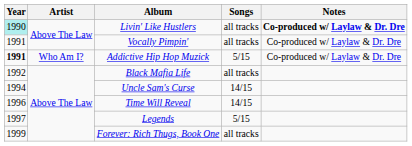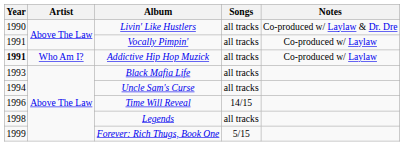(16, 27) paleturquoise background -> (16, 27) no background
(334, 27) bold -> (330, 27) normal
(334, 42) Co-produced w/ Laylaw & Dr. Dre -> (330, 42) Co-produced w/ Laylaw
(241, 57) 5/15 -> (241, 57) all tracks
(334, 57) Co-produced w/ Laylaw & Dr. Dre -> (330, 57) Co-produced w/ Laylaw
(16, 73) 1992 -> (16, 73) 1993
(241, 88) 14/15 -> (241, 88) all tracks
(16, 118) 1997 -> (16, 118) 1998
(241, 118) 5/15 -> (241, 118) all tracks
(241, 133) all tracks -> (241, 133) 5/15
